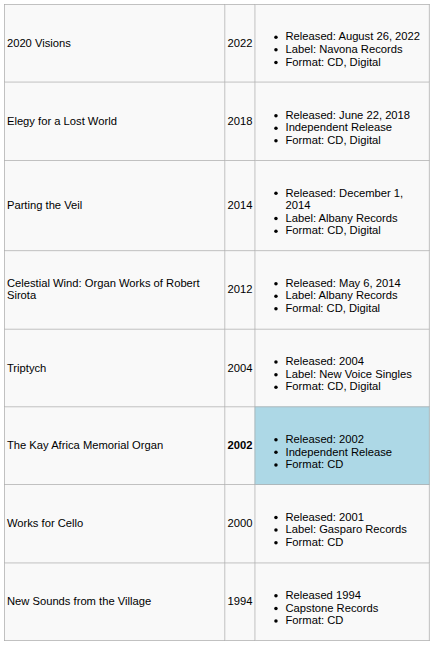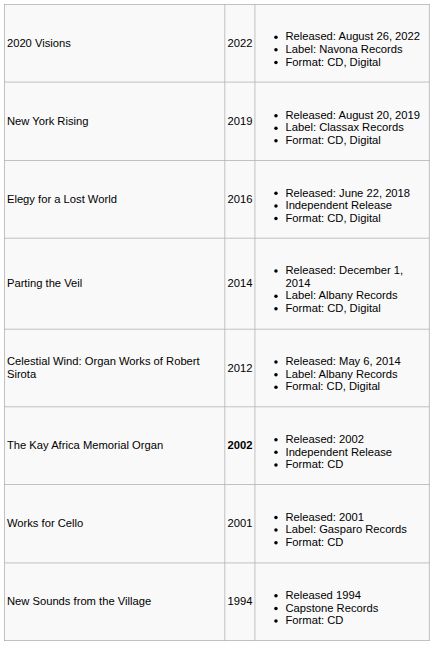+ row: (48, 121)
(240, 121) 2018 -> (240, 199) 2016
- row: (27, 367)
(342, 452) lightblue background -> (342, 452) no background
(240, 523) 2000 -> (240, 523) 2001
